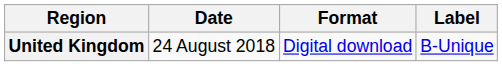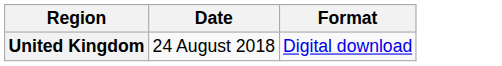- column: (457, 18)
